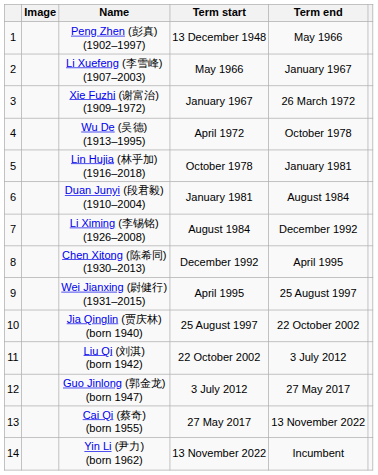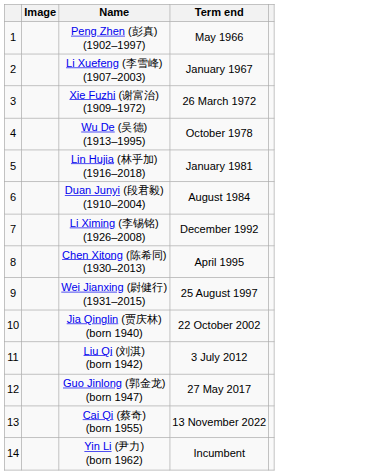- column: (219, 13)
